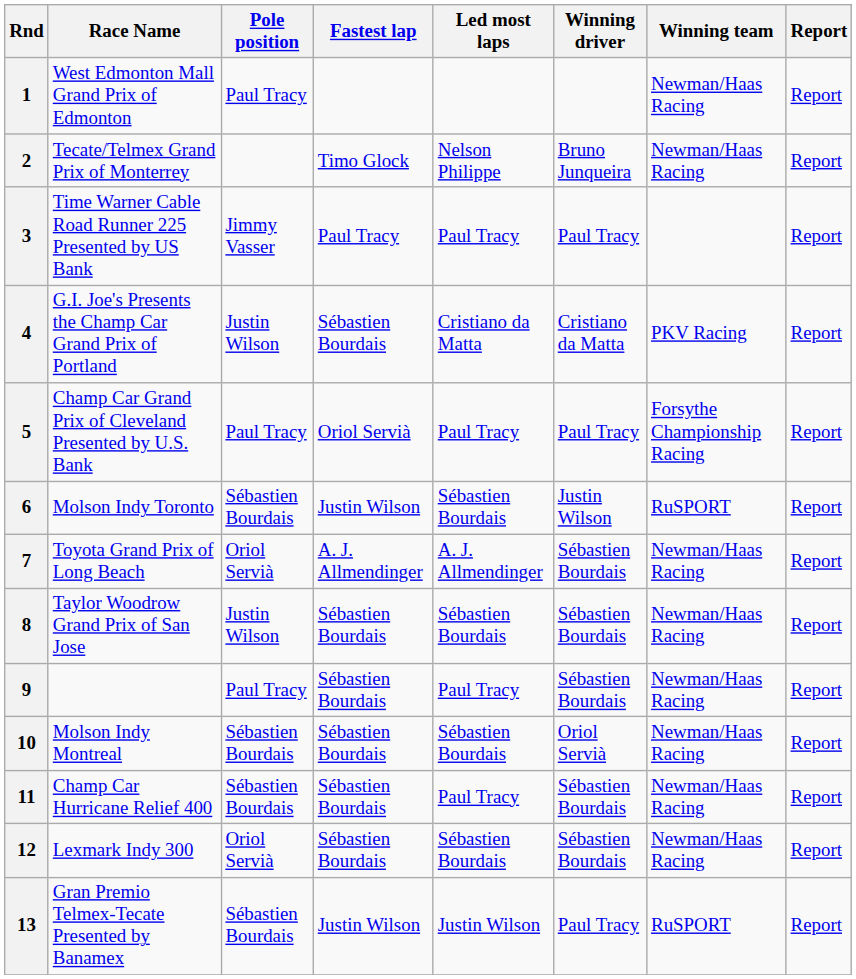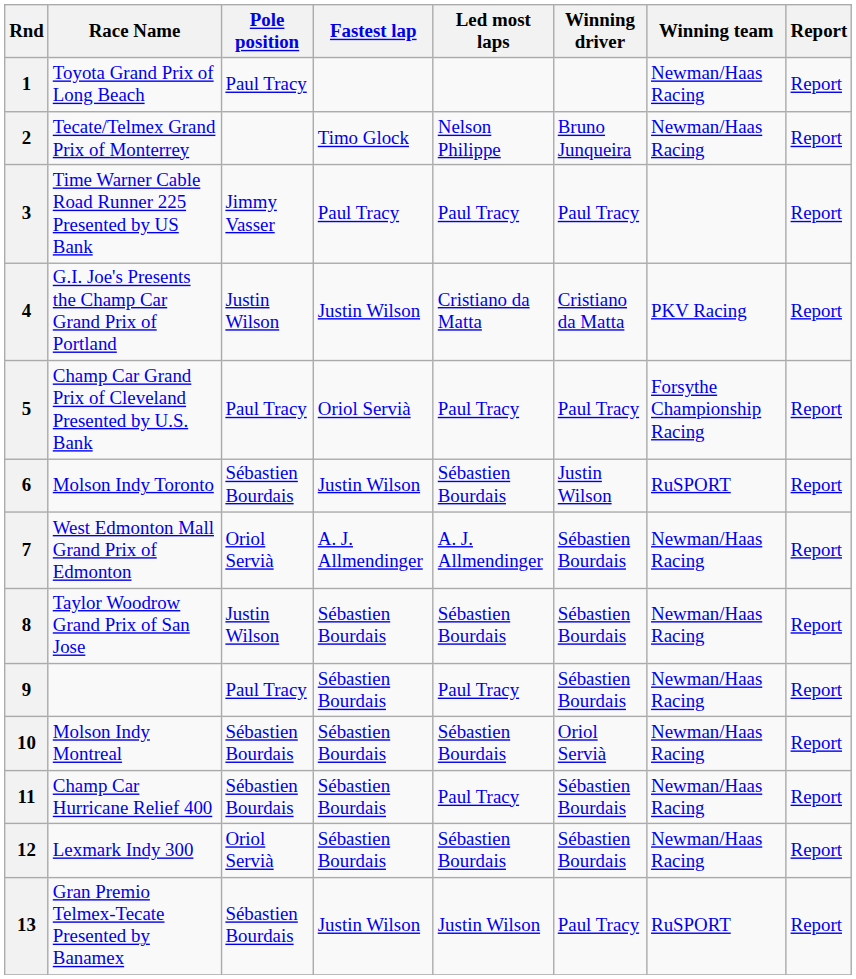(133, 95) West Edmonton Mall Grand Prix of Edmonton -> (133, 84) Toyota Grand Prix of Long Beach
(354, 333) Sébastien Bourdais -> (369, 311) Justin Wilson
(133, 560) Toyota Grand Prix of Long Beach -> (133, 549) West Edmonton Mall Grand Prix of Edmonton
